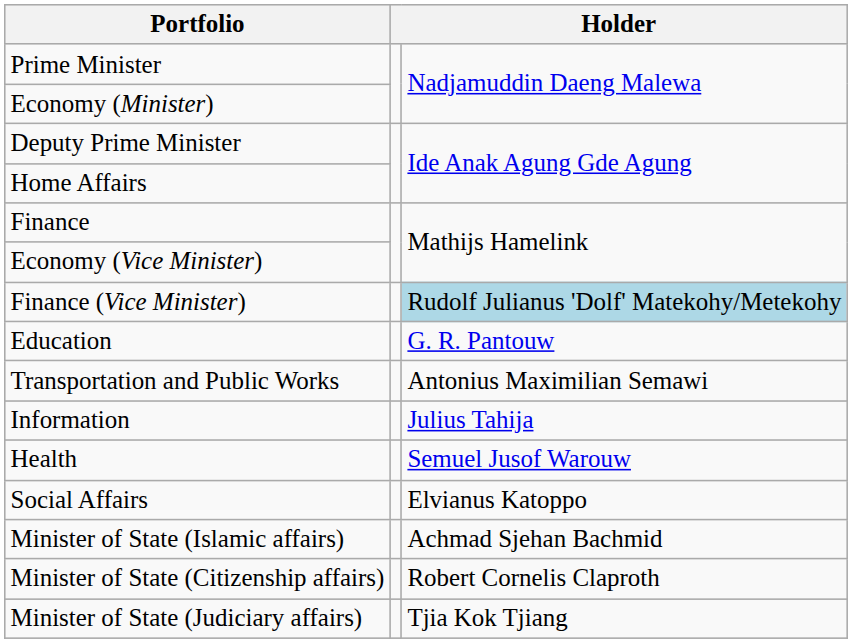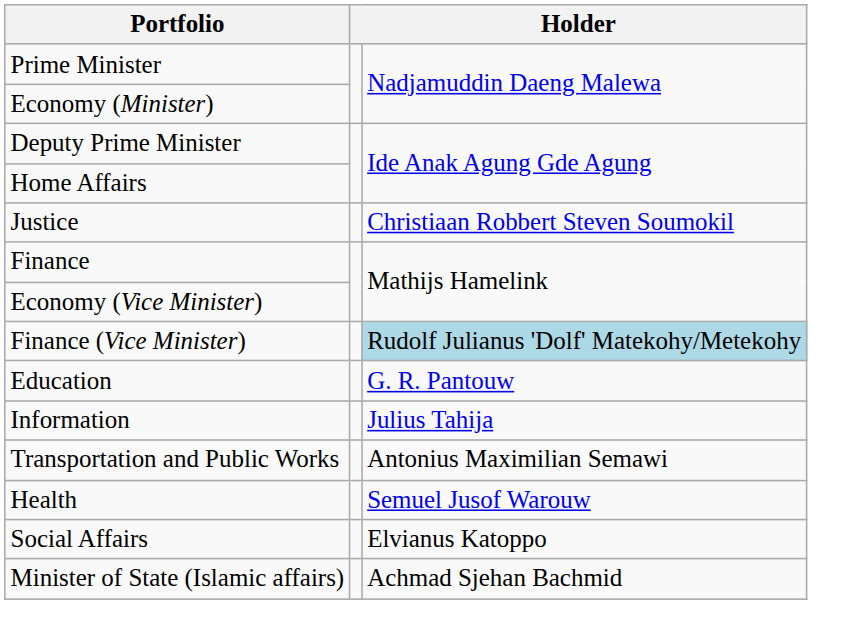+ row: (44, 222)
rows swapped: (70, 420) <-> (175, 380)
- row: (197, 578)
- row: (186, 618)
